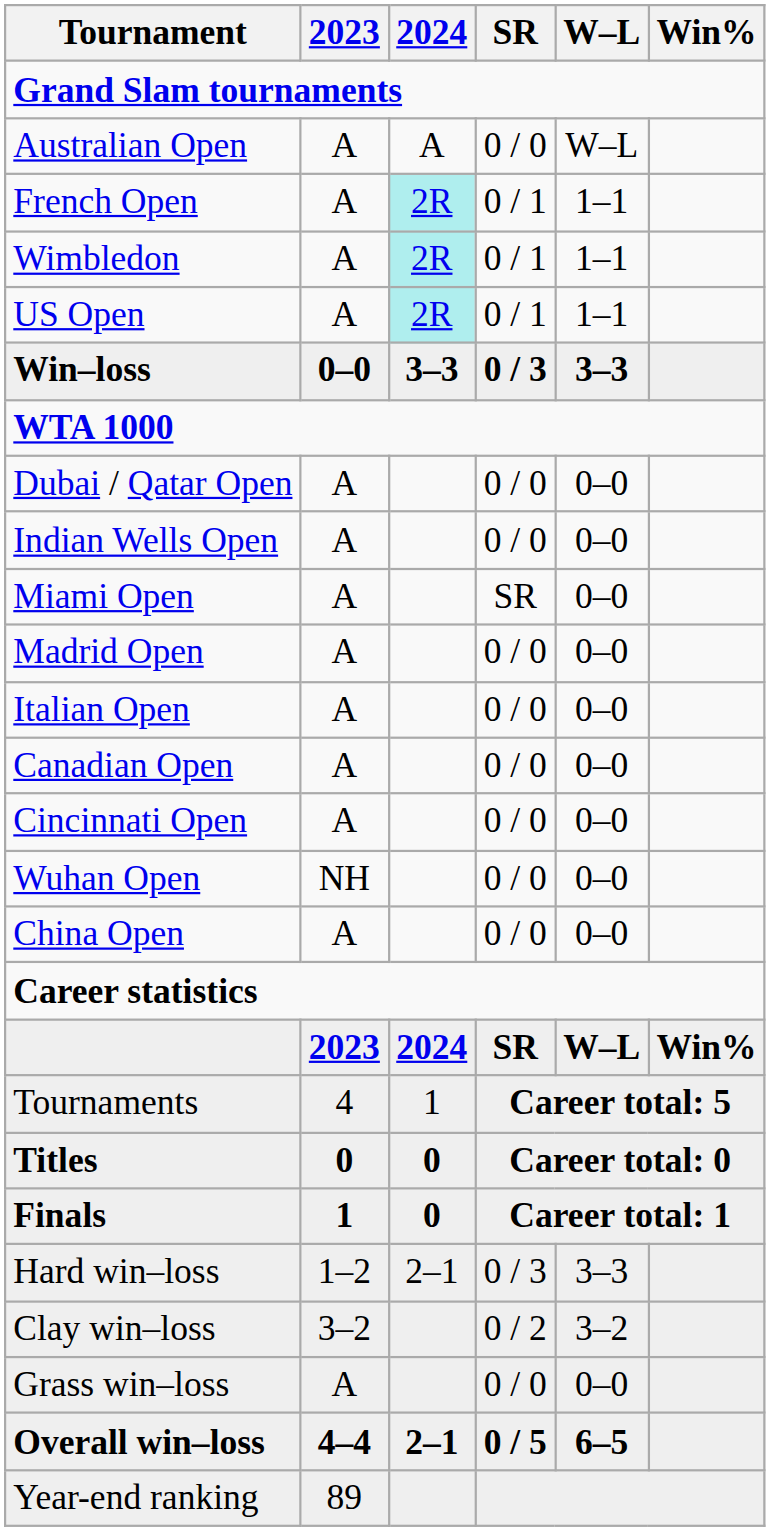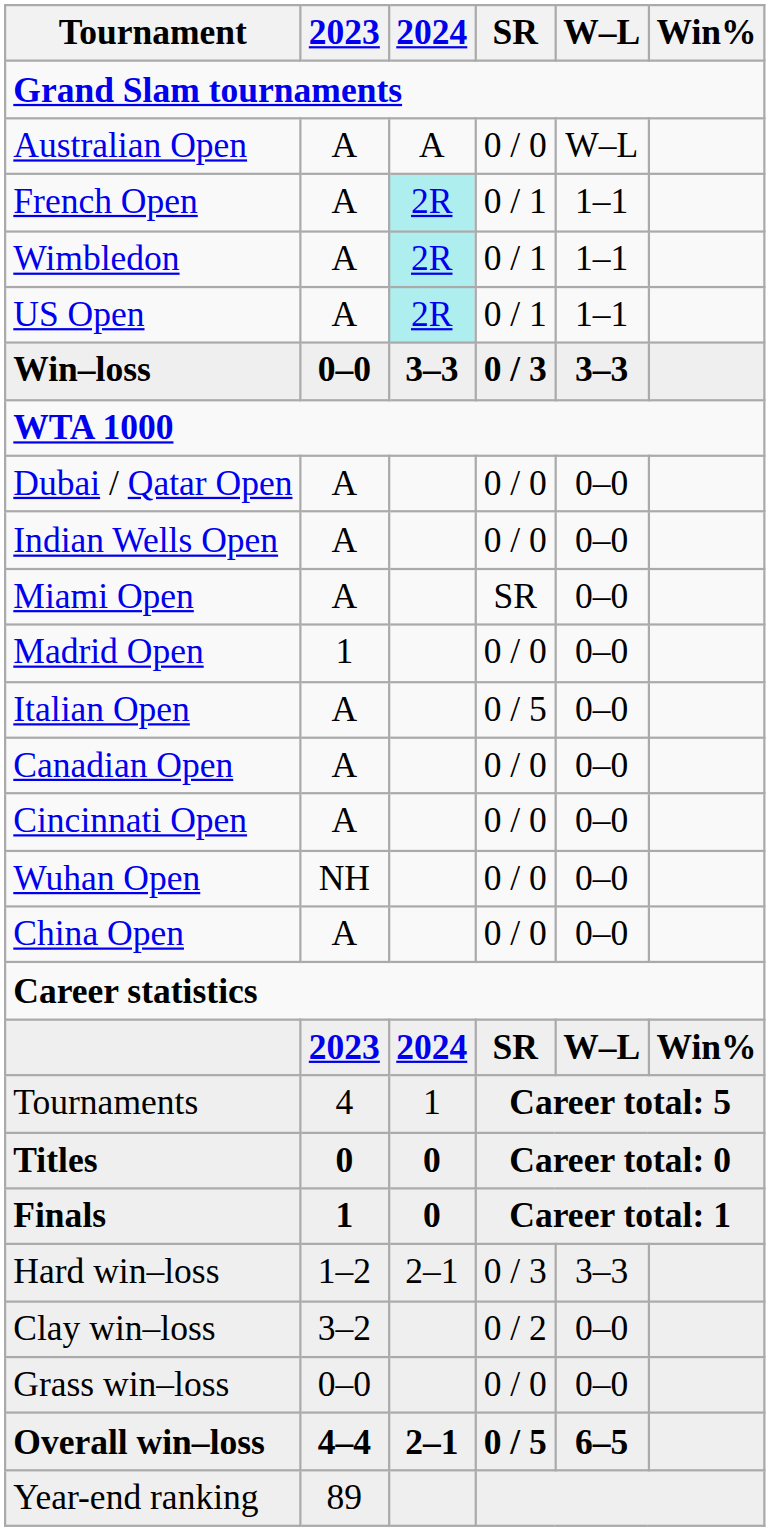(344, 652) A -> (344, 652) 1
(515, 708) 0 / 0 -> (515, 708) 0 / 5
(602, 1328) 3–2 -> (602, 1328) 0–0
(344, 1384) A -> (344, 1384) 0–0
